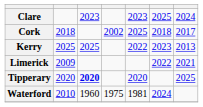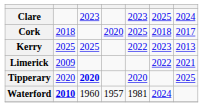(114, 32) 2002 -> (114, 32) 2020
(65, 94) normal -> (65, 94) bold
(114, 94) 1975 -> (114, 94) 1957
